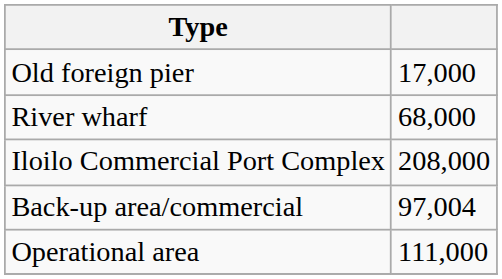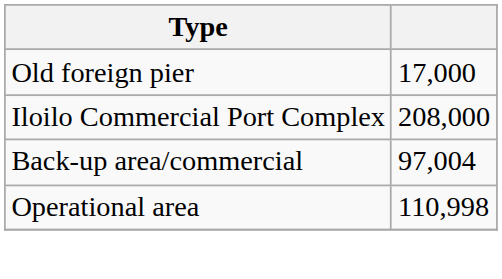- row: (79, 116)
(443, 251) 111,000 -> (444, 206) 110,998
